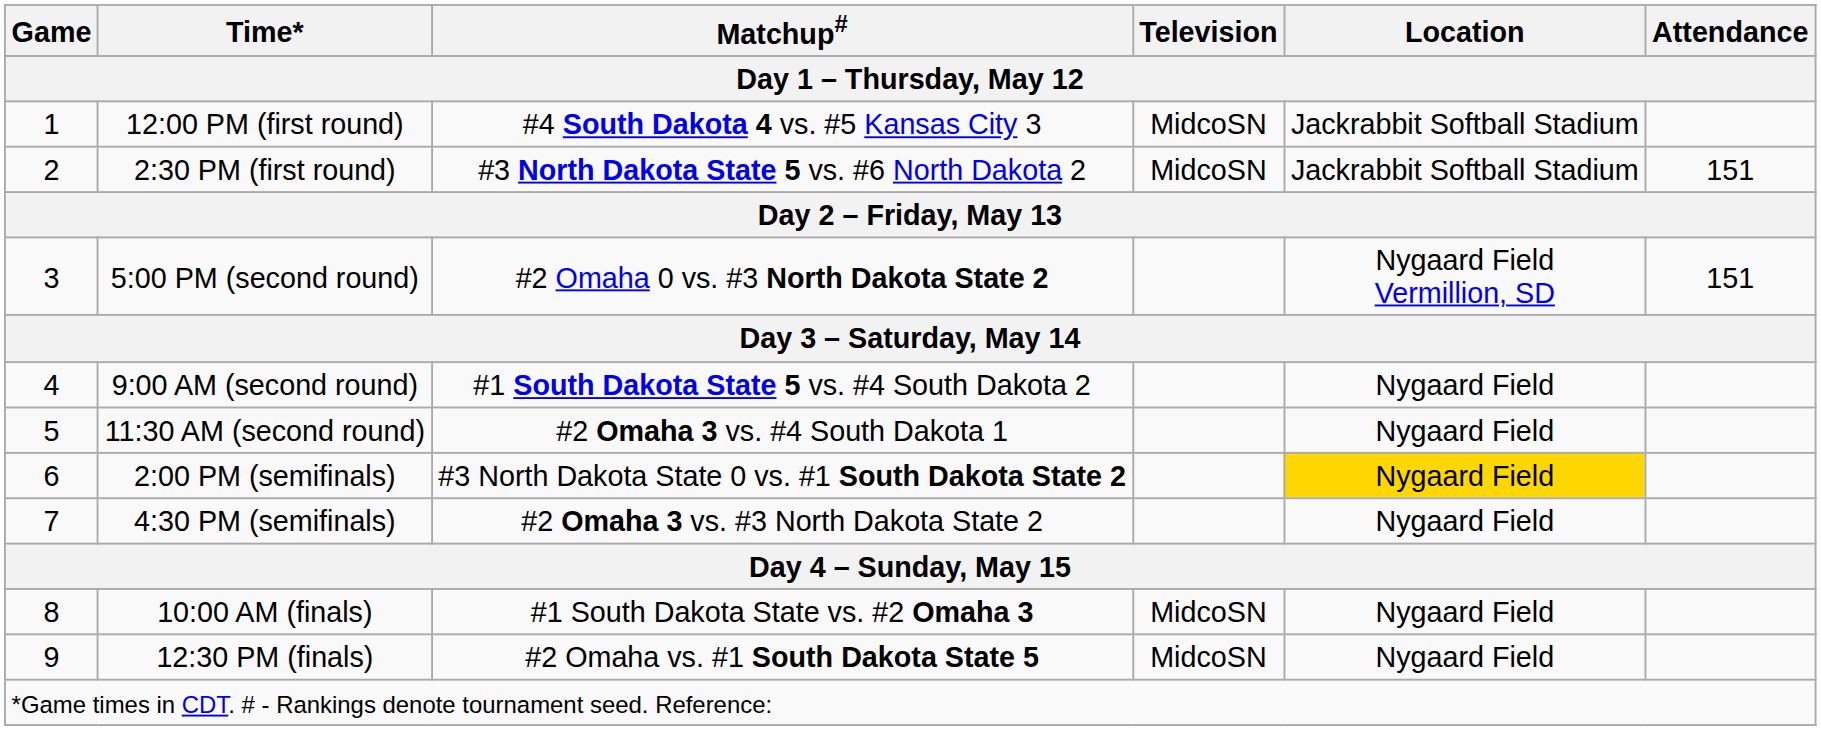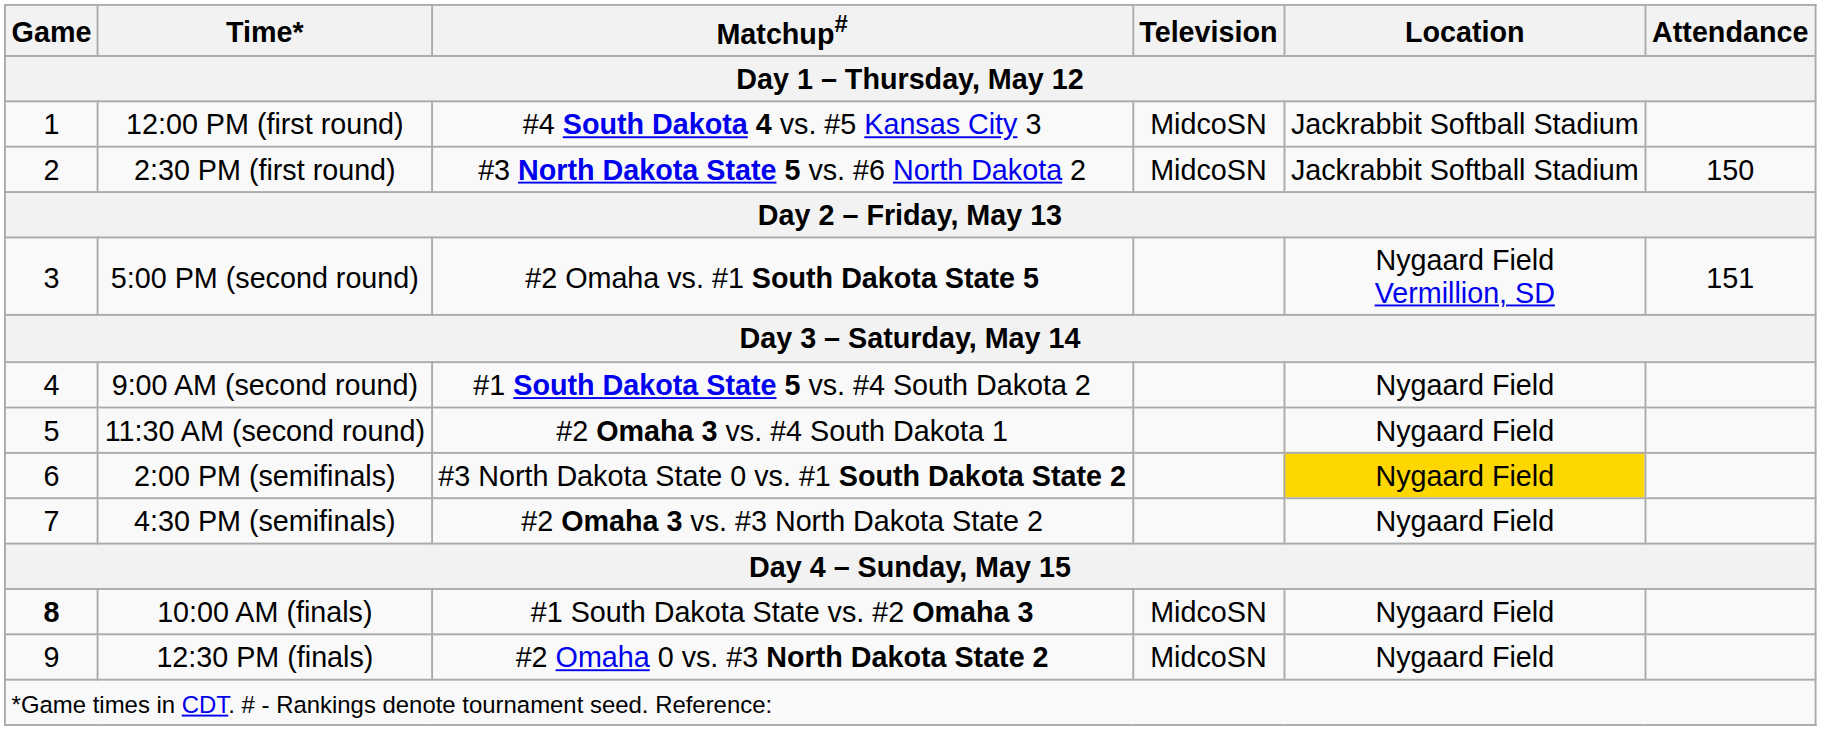(1730, 170) 151 -> (1730, 170) 150
(782, 277) #2 Omaha 0 vs. #3 North Dakota State 2 -> (782, 277) #2 Omaha vs. #1 South Dakota State 5
(52, 612) normal -> (52, 612) bold
(782, 657) #2 Omaha vs. #1 South Dakota State 5 -> (782, 657) #2 Omaha 0 vs. #3 North Dakota State 2
